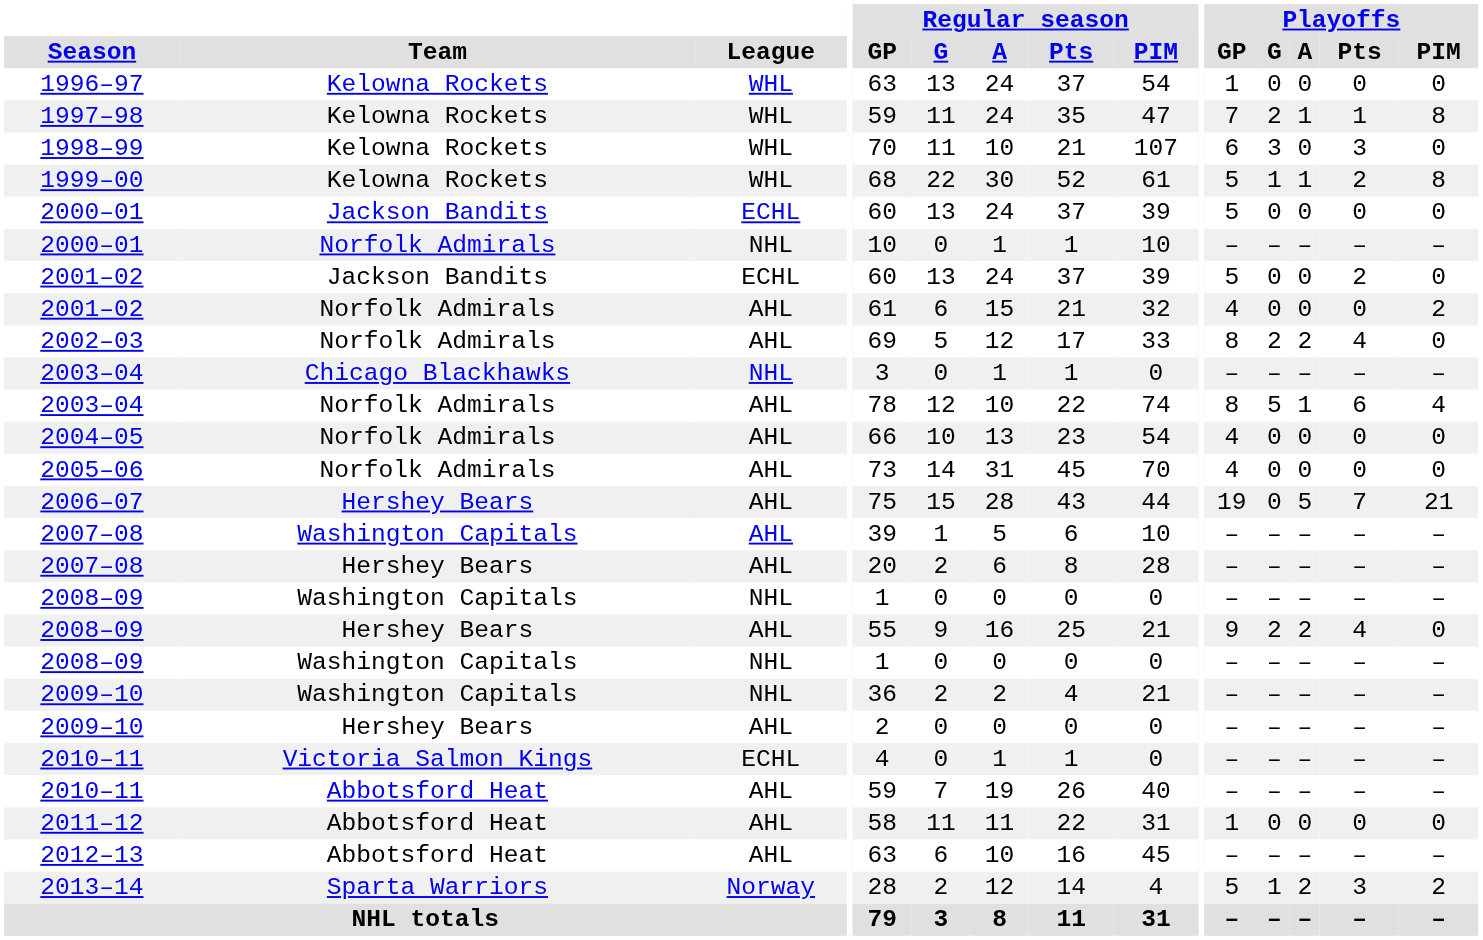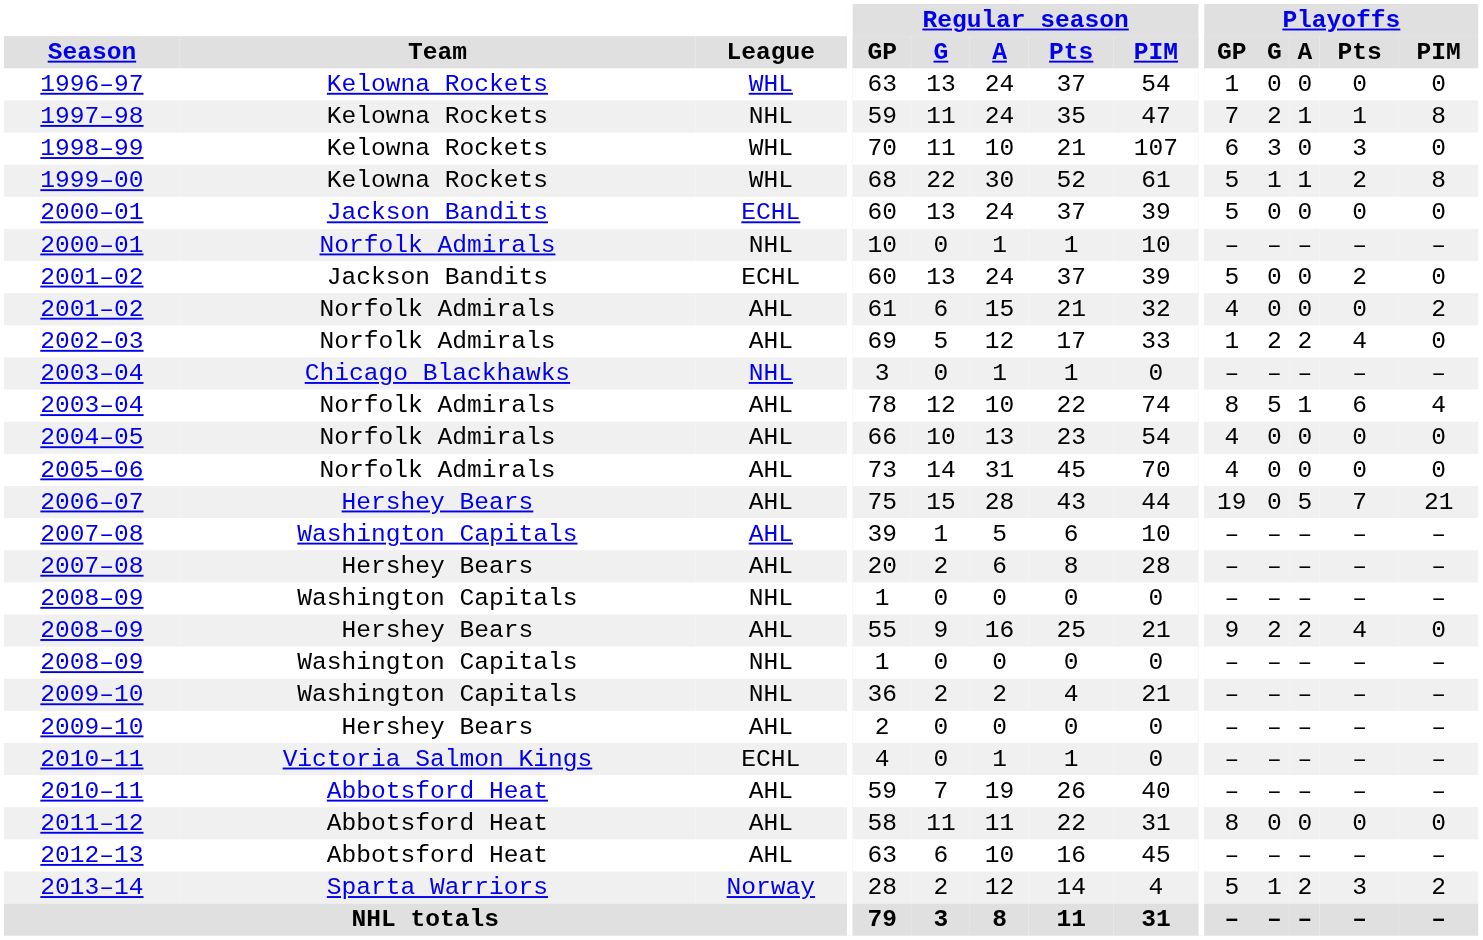(771, 116) WHL -> (771, 116) NHL
(1232, 341) 8 -> (1232, 341) 1
(1232, 823) 1 -> (1232, 823) 8
